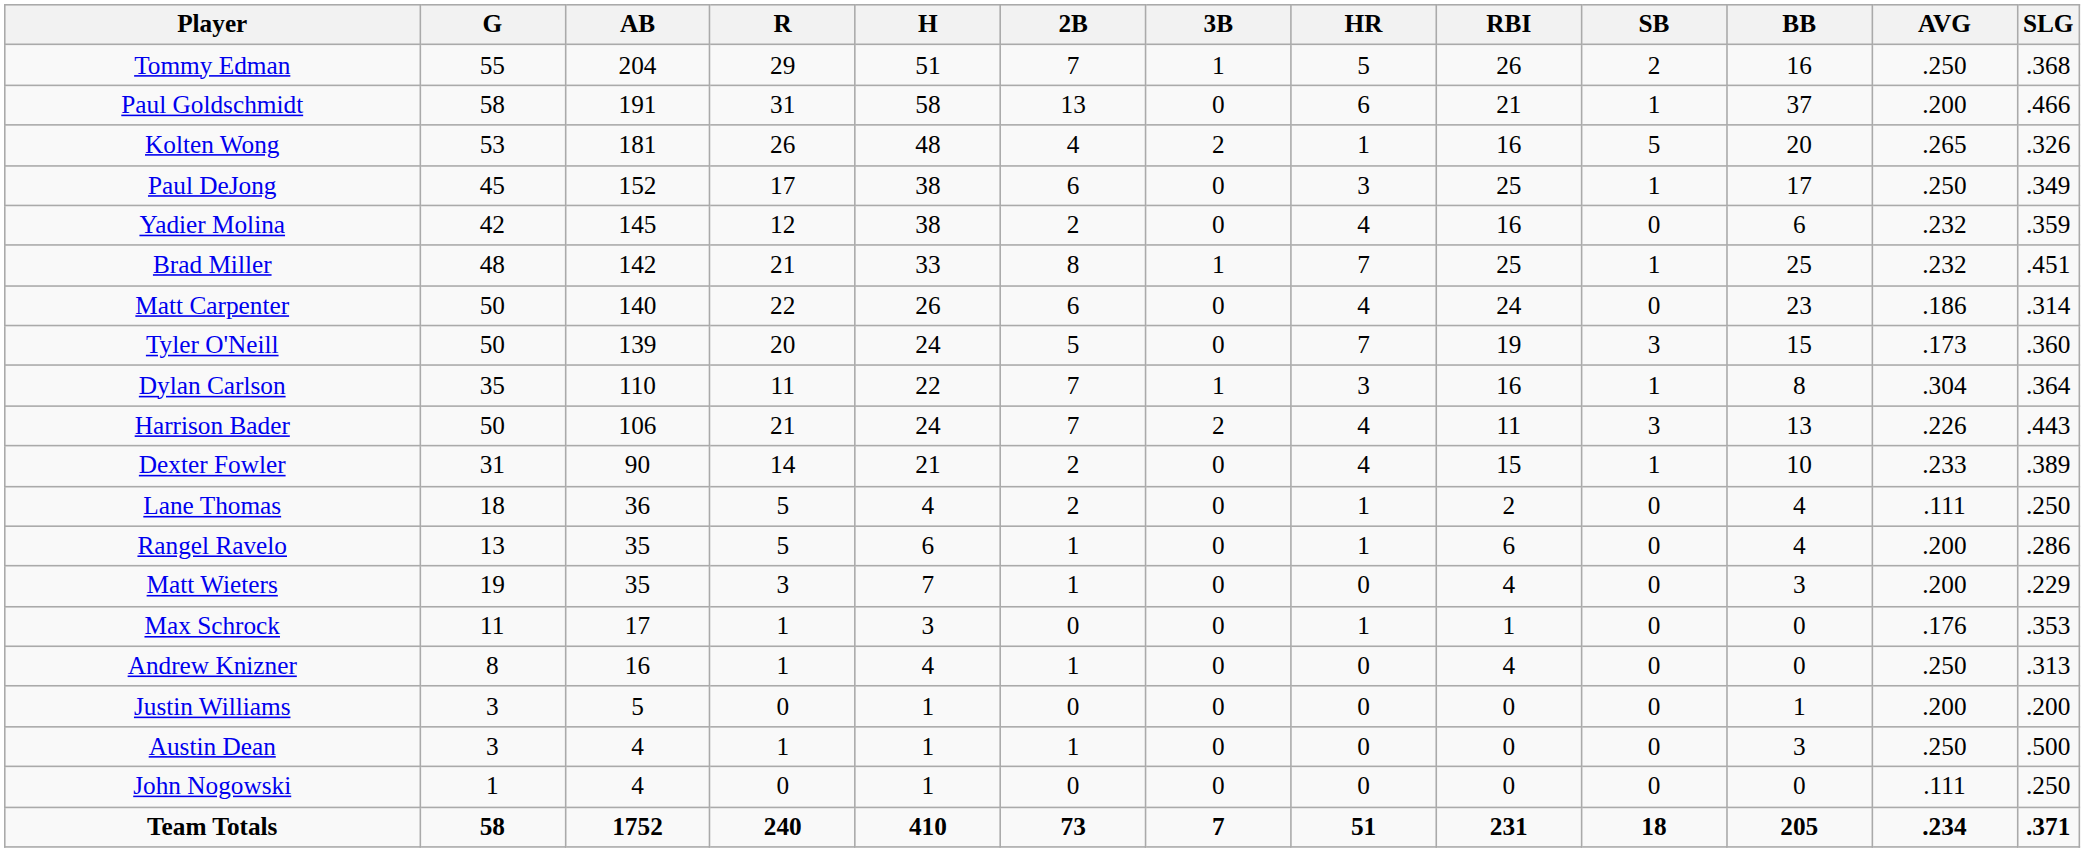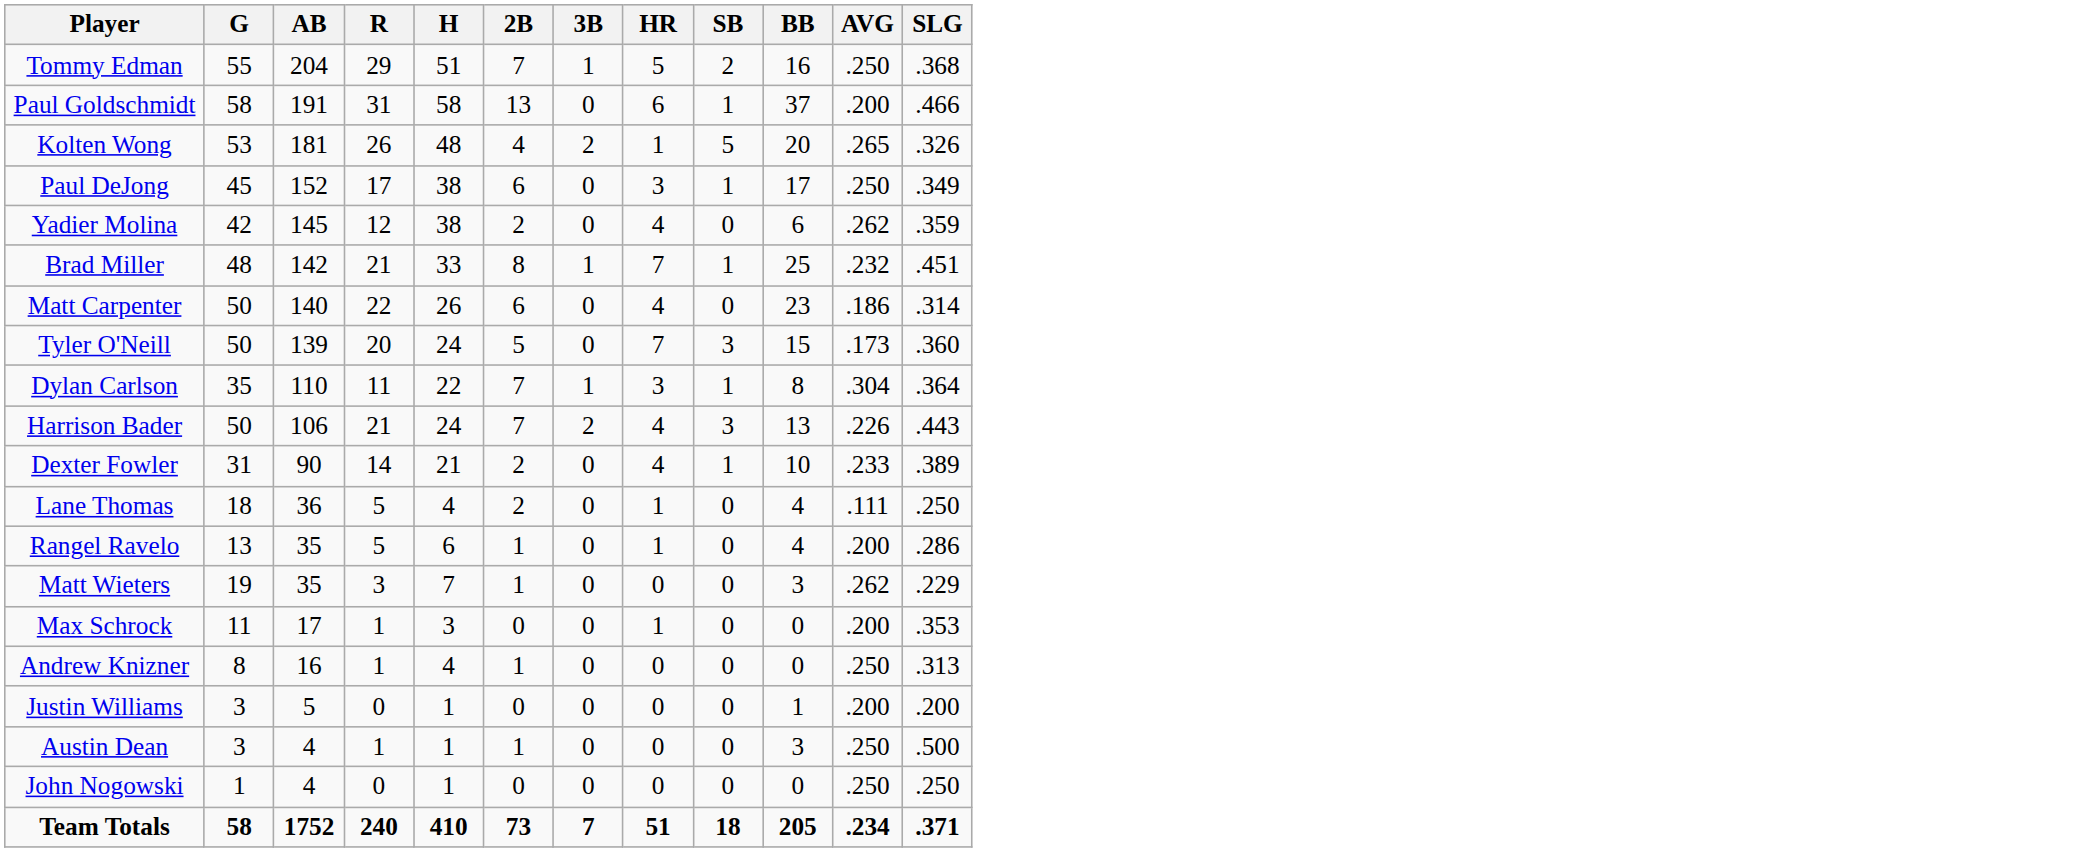- column: (1509, 24)
(1944, 225) .232 -> (868, 225) .262
(1944, 585) .200 -> (868, 585) .262
(1944, 625) .176 -> (868, 625) .200
(1944, 786) .111 -> (868, 786) .250
